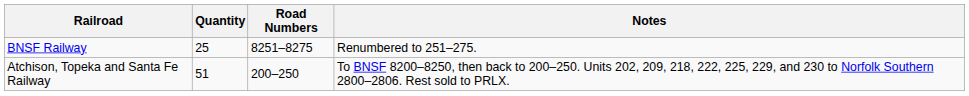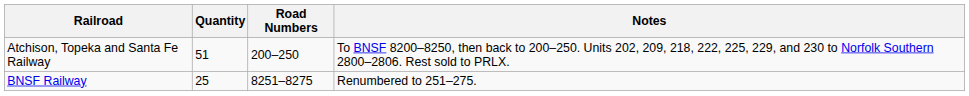rows swapped: (93, 74) <-> (47, 47)
